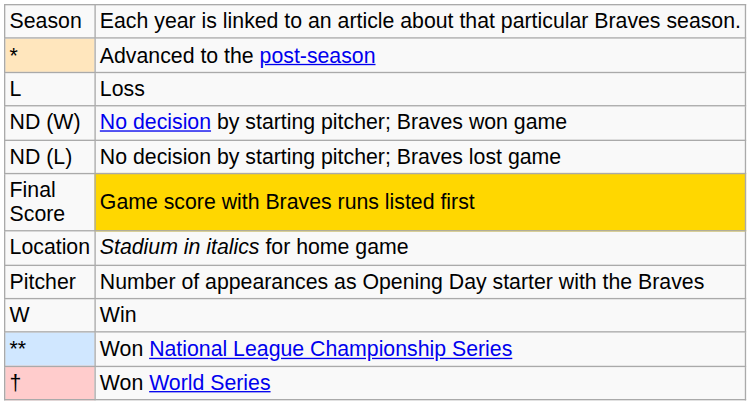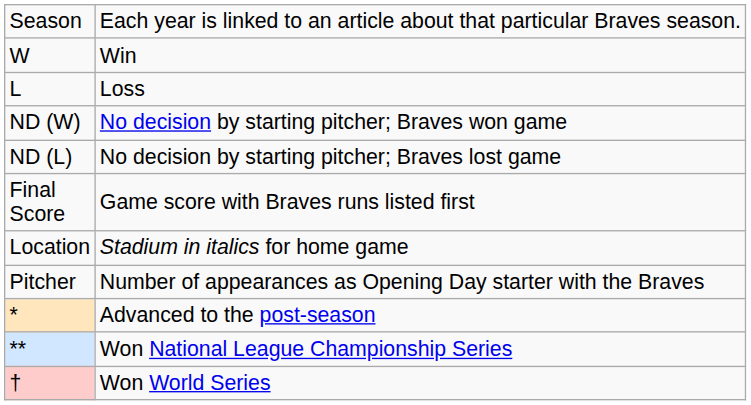rows swapped: (20, 315) <-> (14, 55)
(287, 202) gold background -> (287, 202) no background
